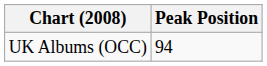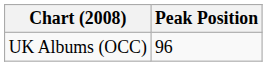(164, 46) 94 -> (164, 46) 96
